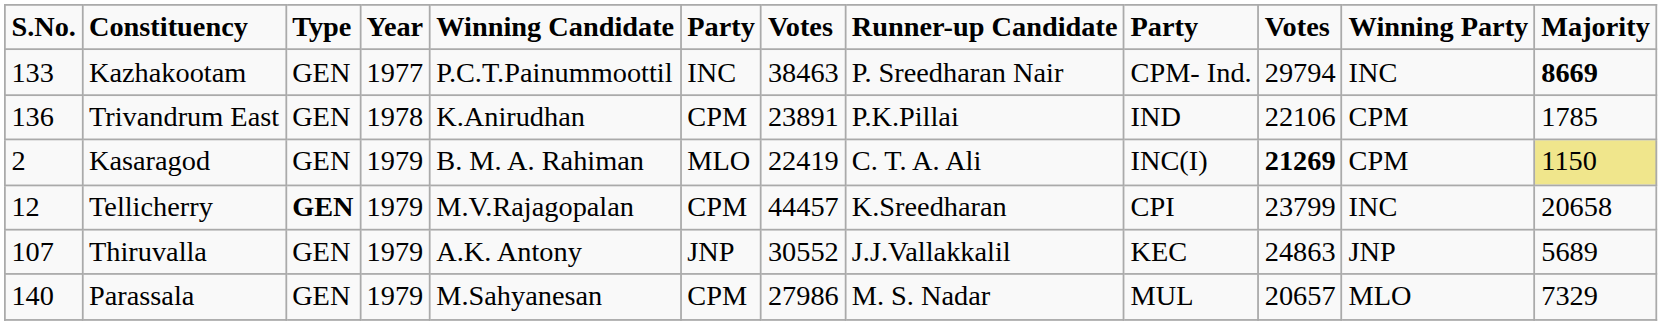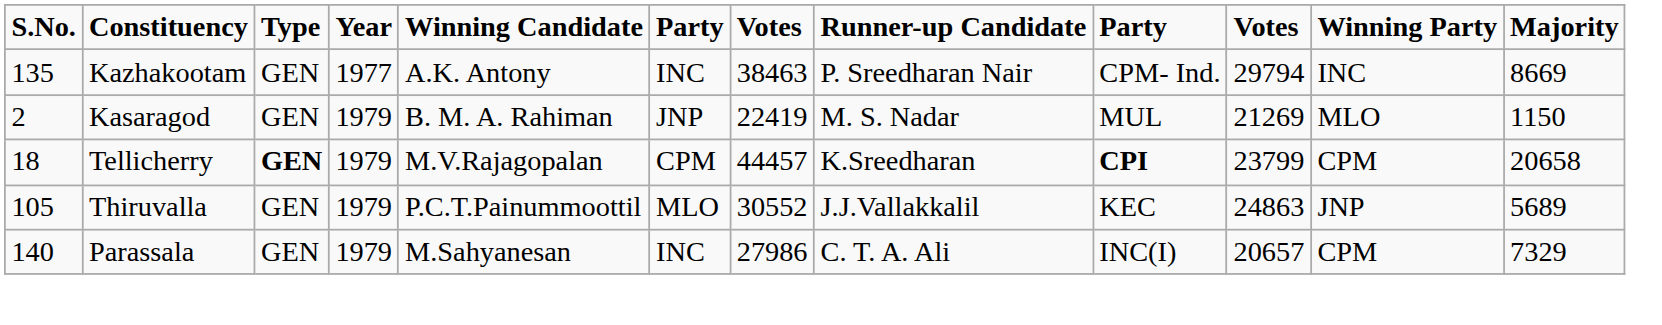(33, 71) 133 -> (33, 71) 135
(554, 71) P.C.T.Painummoottil -> (478, 71) A.K. Antony
(1570, 71) bold -> (1538, 71) normal
- row: (184, 116)
(719, 161) MLO -> (680, 116) JNP
(917, 161) C. T. A. Ali -> (890, 116) M. S. Nadar
(1169, 161) INC(I) -> (1131, 116) MUL
(1300, 161) bold -> (1269, 116) normal
(1379, 161) CPM -> (1349, 116) MLO
(1569, 161) khaki background -> (1538, 116) no background
(26, 206) 12 -> (26, 161) 18
(1153, 206) normal -> (1124, 161) bold
(1373, 206) INC -> (1347, 161) CPM
(33, 251) 107 -> (33, 206) 105
(509, 251) A.K. Antony -> (523, 206) P.C.T.Painummoottil
(711, 251) JNP -> (688, 206) MLO
(717, 296) CPM -> (680, 251) INC
(921, 296) M. S. Nadar -> (885, 251) C. T. A. Ali
(1162, 296) MUL -> (1138, 251) INC(I)
(1380, 296) MLO -> (1347, 251) CPM
